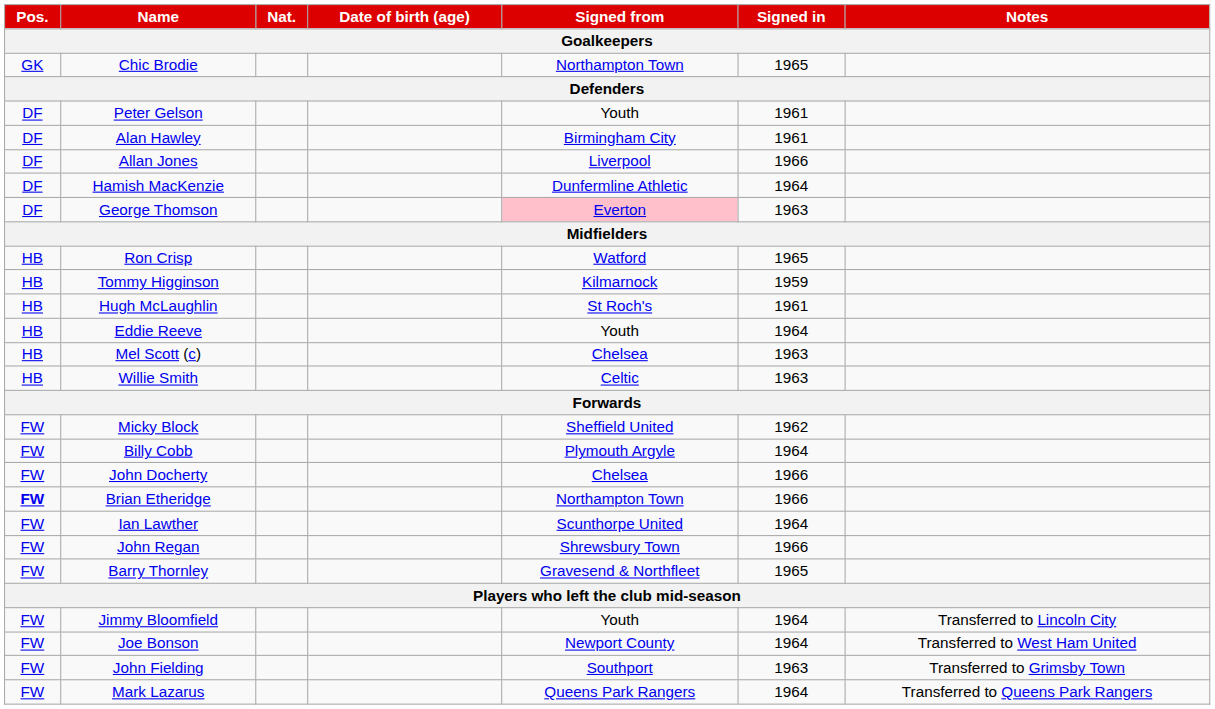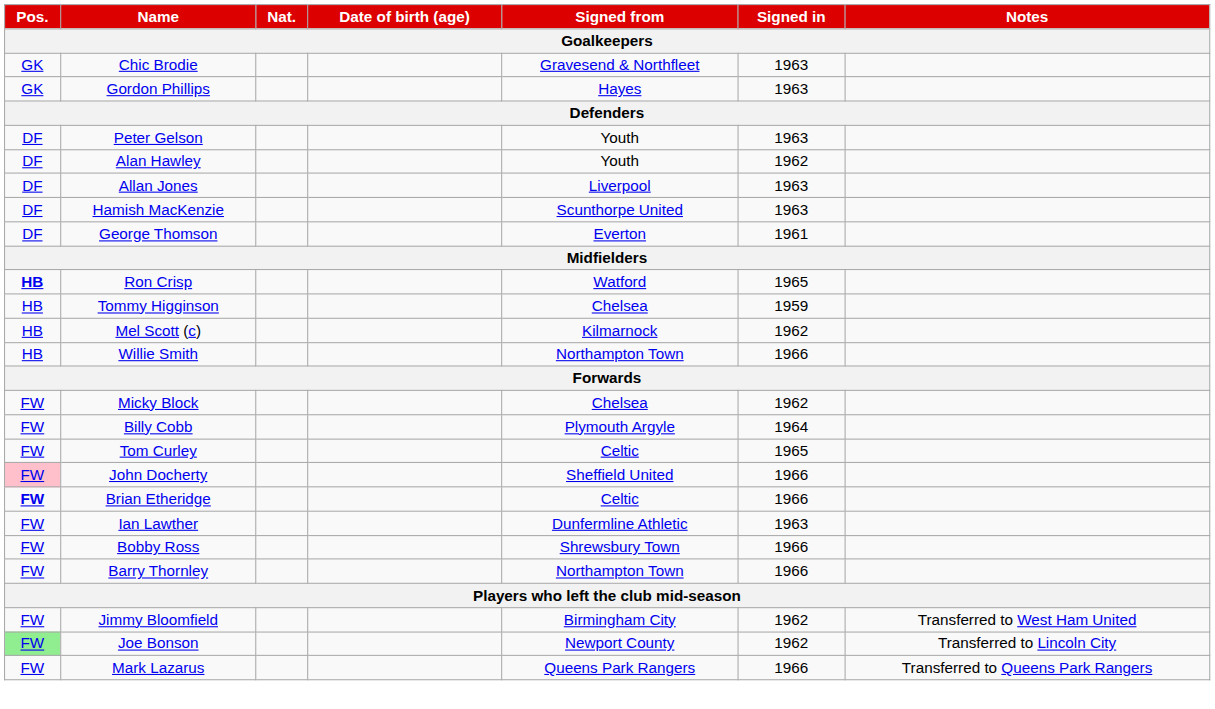(620, 65) Northampton Town -> (620, 65) Gravesend & Northfleet
(791, 65) 1965 -> (791, 65) 1963
+ row: (158, 89)
(791, 113) 1961 -> (791, 138) 1963
(620, 138) Birmingham City -> (620, 162) Youth
(791, 138) 1961 -> (791, 162) 1962
(791, 162) 1966 -> (791, 186) 1963
(620, 186) Dunfermline Athletic -> (620, 210) Scunthorpe United
(791, 186) 1964 -> (791, 210) 1963
(620, 210) pink background -> (620, 234) no background
(791, 210) 1963 -> (791, 234) 1961
(32, 258) normal -> (32, 282) bold
(620, 282) Kilmarnock -> (620, 306) Chelsea
- row: (158, 306)
- row: (158, 330)
(620, 355) Chelsea -> (620, 330) Kilmarnock
(791, 355) 1963 -> (791, 330) 1962
(620, 379) Celtic -> (620, 355) Northampton Town
(791, 379) 1963 -> (791, 355) 1966
(620, 427) Sheffield United -> (620, 403) Chelsea
+ row: (158, 451)
(32, 475) no background -> (32, 475) pink background
(620, 475) Chelsea -> (620, 475) Sheffield United
(620, 499) Northampton Town -> (620, 499) Celtic
(620, 523) Scunthorpe United -> (620, 523) Dunfermline Athletic
(791, 523) 1964 -> (791, 523) 1963
- row: (158, 548)
+ row: (158, 548)
(620, 572) Gravesend & Northfleet -> (620, 572) Northampton Town
(791, 572) 1965 -> (791, 572) 1966
(620, 620) Youth -> (620, 620) Birmingham City
(791, 620) 1964 -> (791, 620) 1962
(1027, 620) Transferred to Lincoln City -> (1027, 620) Transferred to West Ham United
(32, 644) no background -> (32, 644) lightgreen background
(791, 644) 1964 -> (791, 644) 1962
(1027, 644) Transferred to West Ham United -> (1027, 644) Transferred to Lincoln City
- row: (158, 668)
(791, 692) 1964 -> (791, 668) 1966
